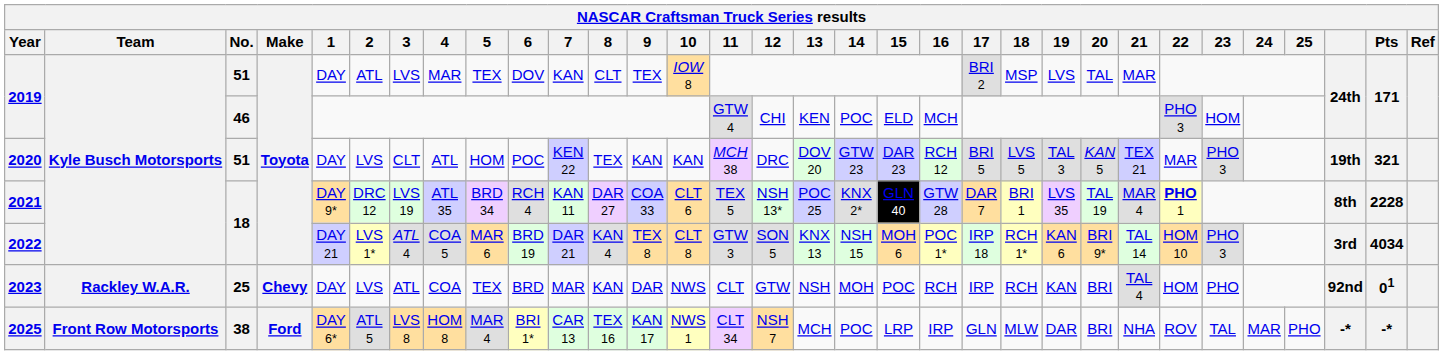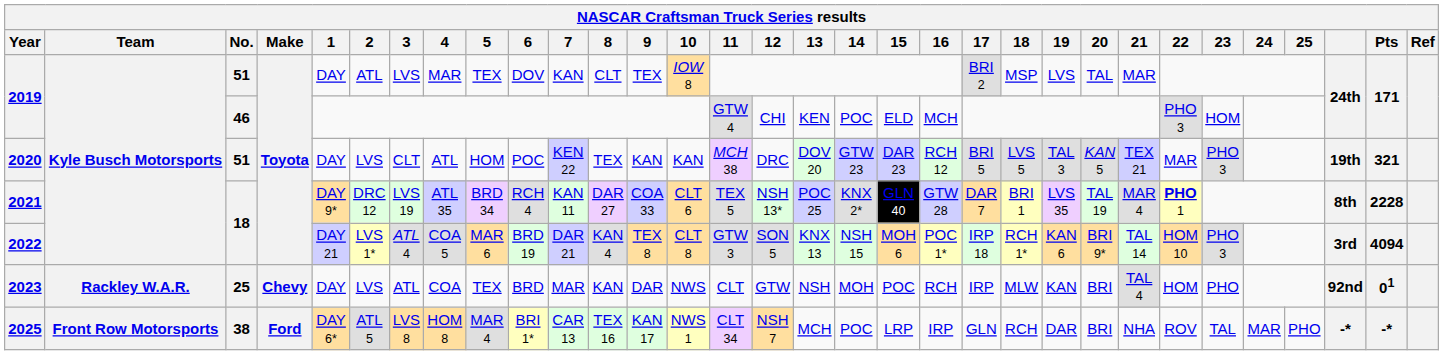(1387, 244) 4034 -> (1387, 244) 4094
(1021, 286) RCH -> (1021, 286) MLW
(1021, 329) MLW -> (1021, 329) RCH
